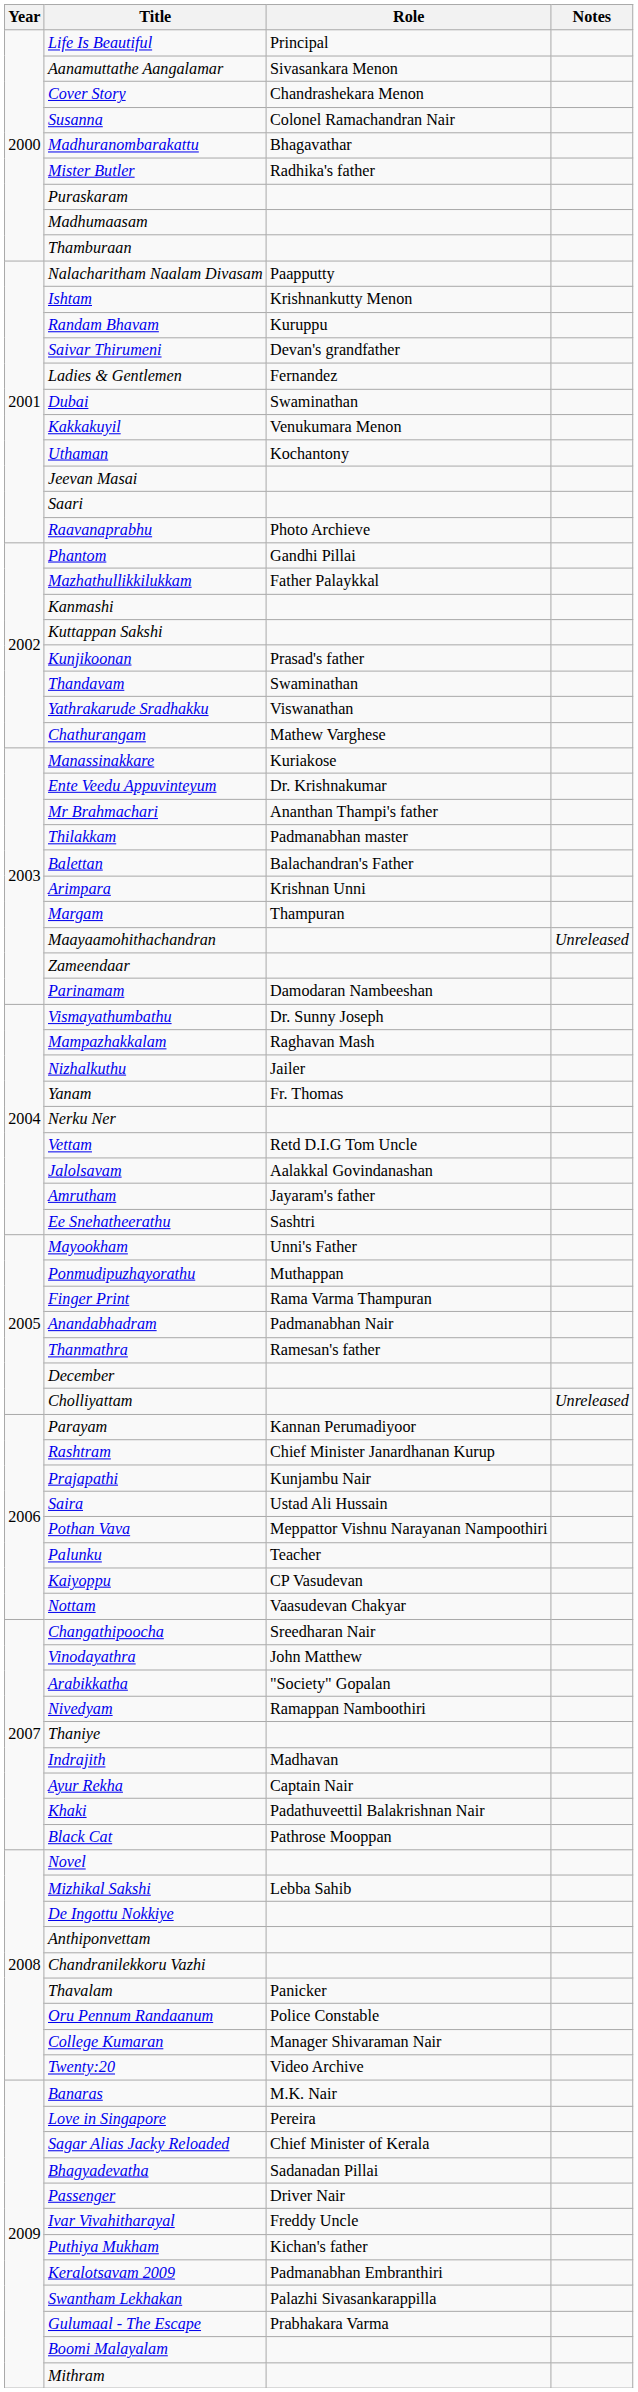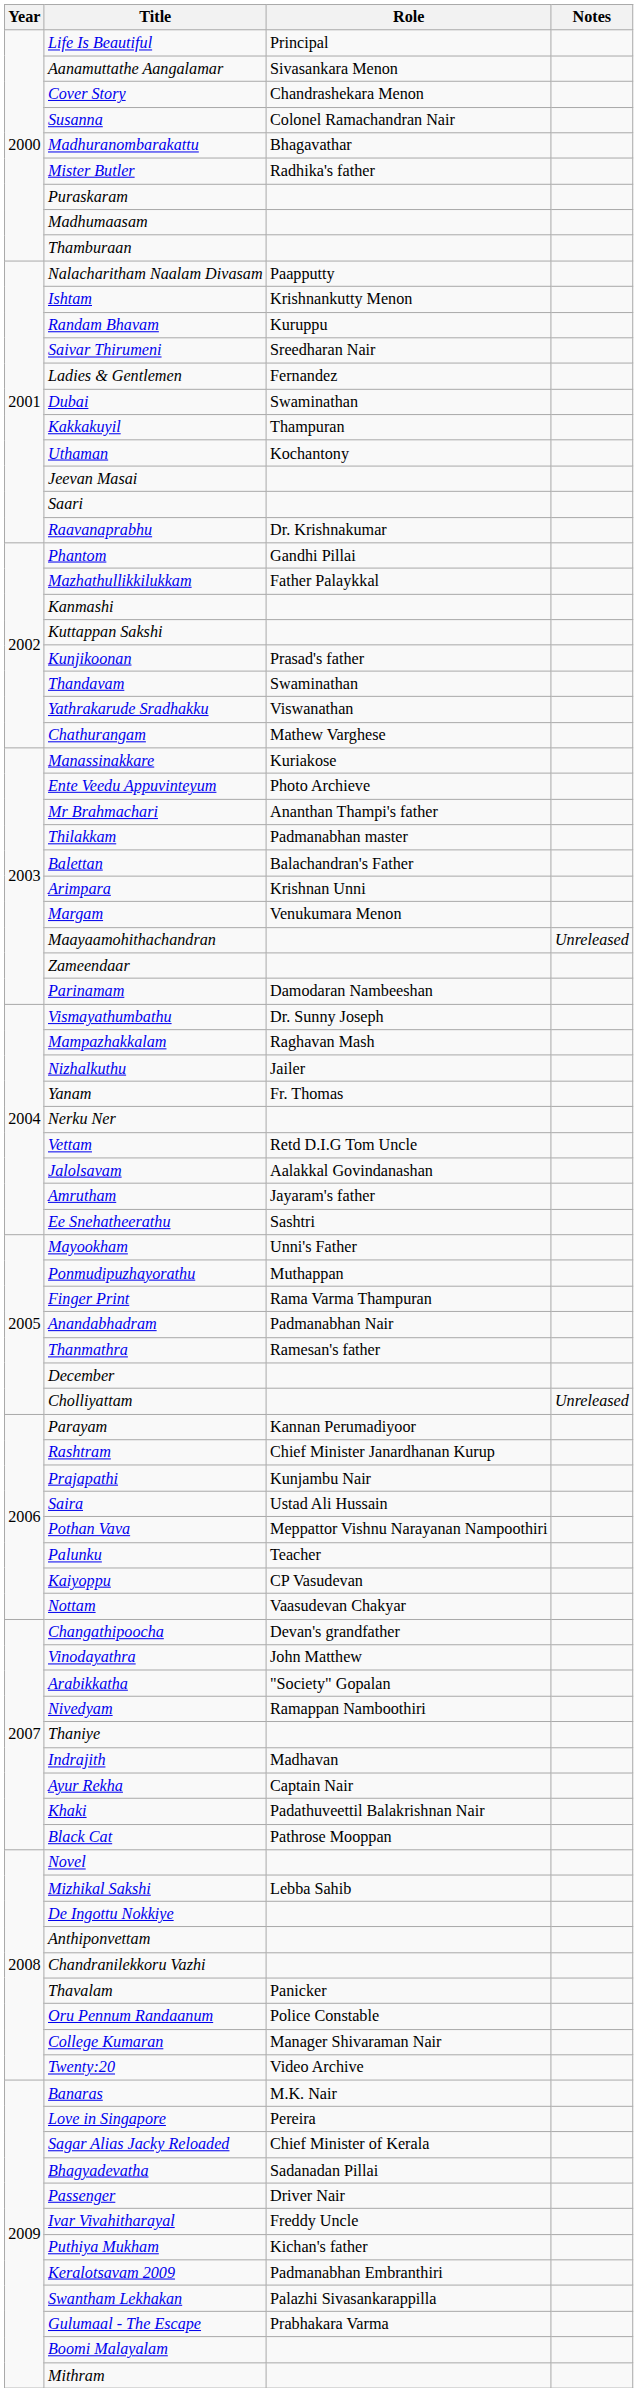(335, 350) Devan's grandfather -> (323, 350) Sreedharan Nair
(336, 427) Venukumara Menon -> (307, 427) Thampuran
(320, 529) Photo Archieve -> (328, 529) Dr. Krishnakumar
(328, 786) Dr. Krishnakumar -> (320, 786) Photo Archieve
(307, 914) Thampuran -> (336, 914) Venukumara Menon
(323, 1631) Sreedharan Nair -> (335, 1631) Devan's grandfather
